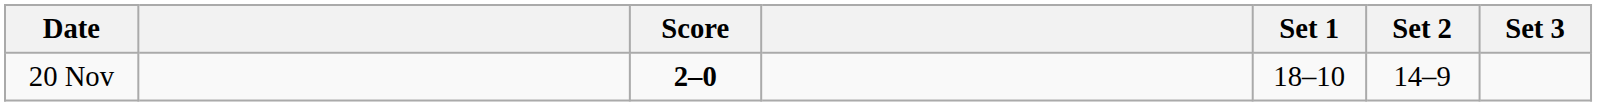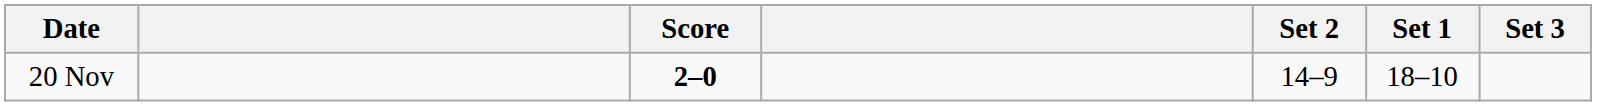columns swapped: (1309, 28) <-> (1422, 28)
